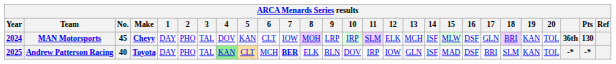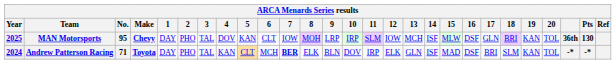(14, 38) 2024 -> (14, 38) 2025
(123, 38) 45 -> (123, 38) 95
(393, 38) ELK -> (393, 38) IOW
(14, 52) 2025 -> (14, 52) 2024
(123, 52) 40 -> (123, 52) 71
(227, 52) lightgreen background -> (227, 52) no background
(393, 52) IOW -> (393, 52) ELK
